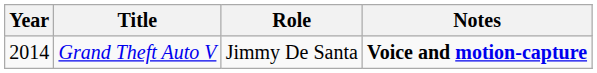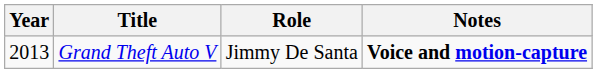(29, 52) 2014 -> (29, 52) 2013
